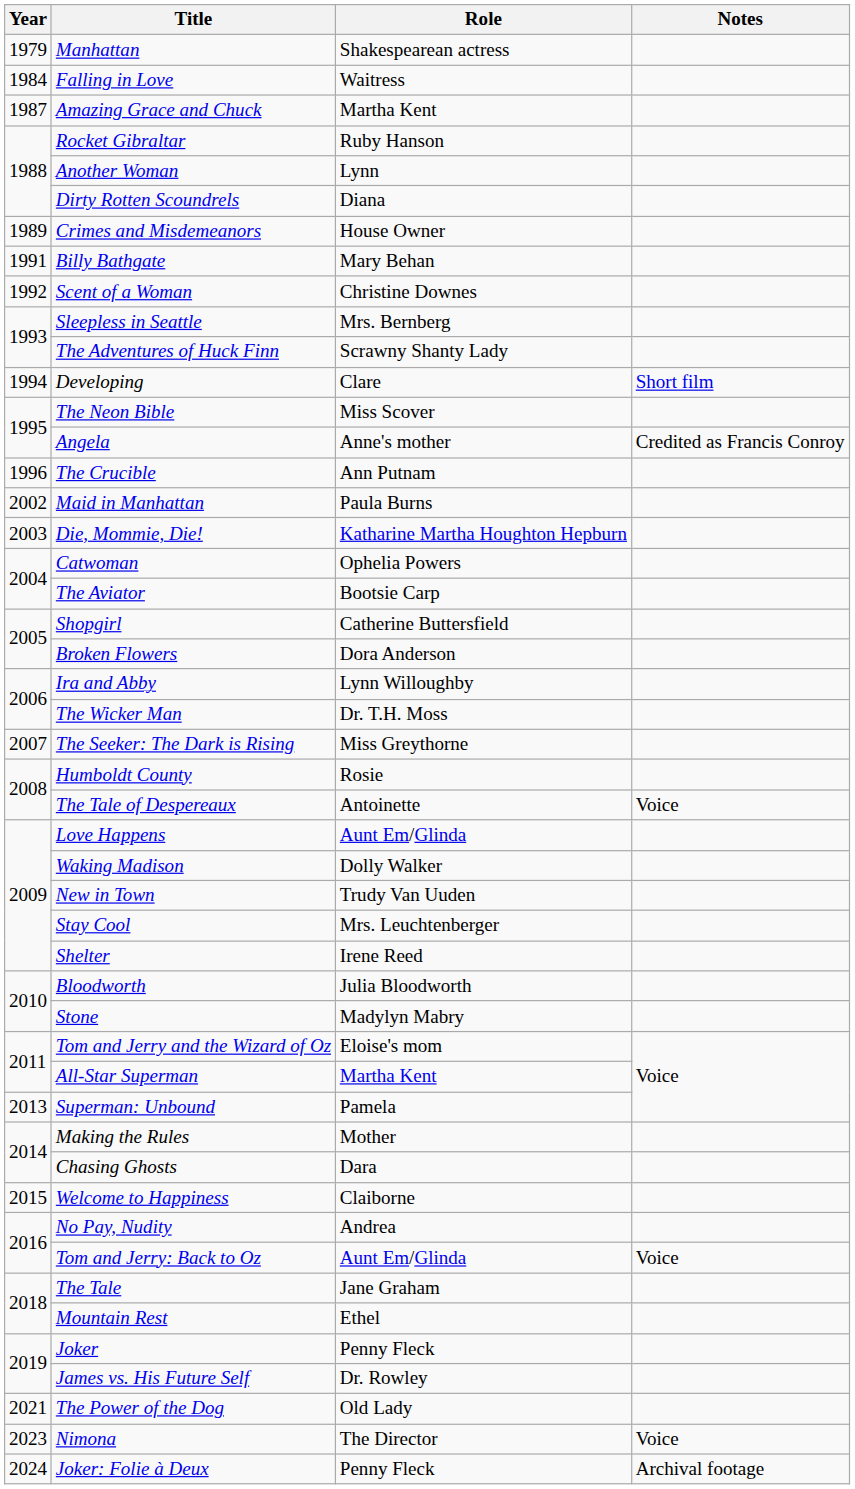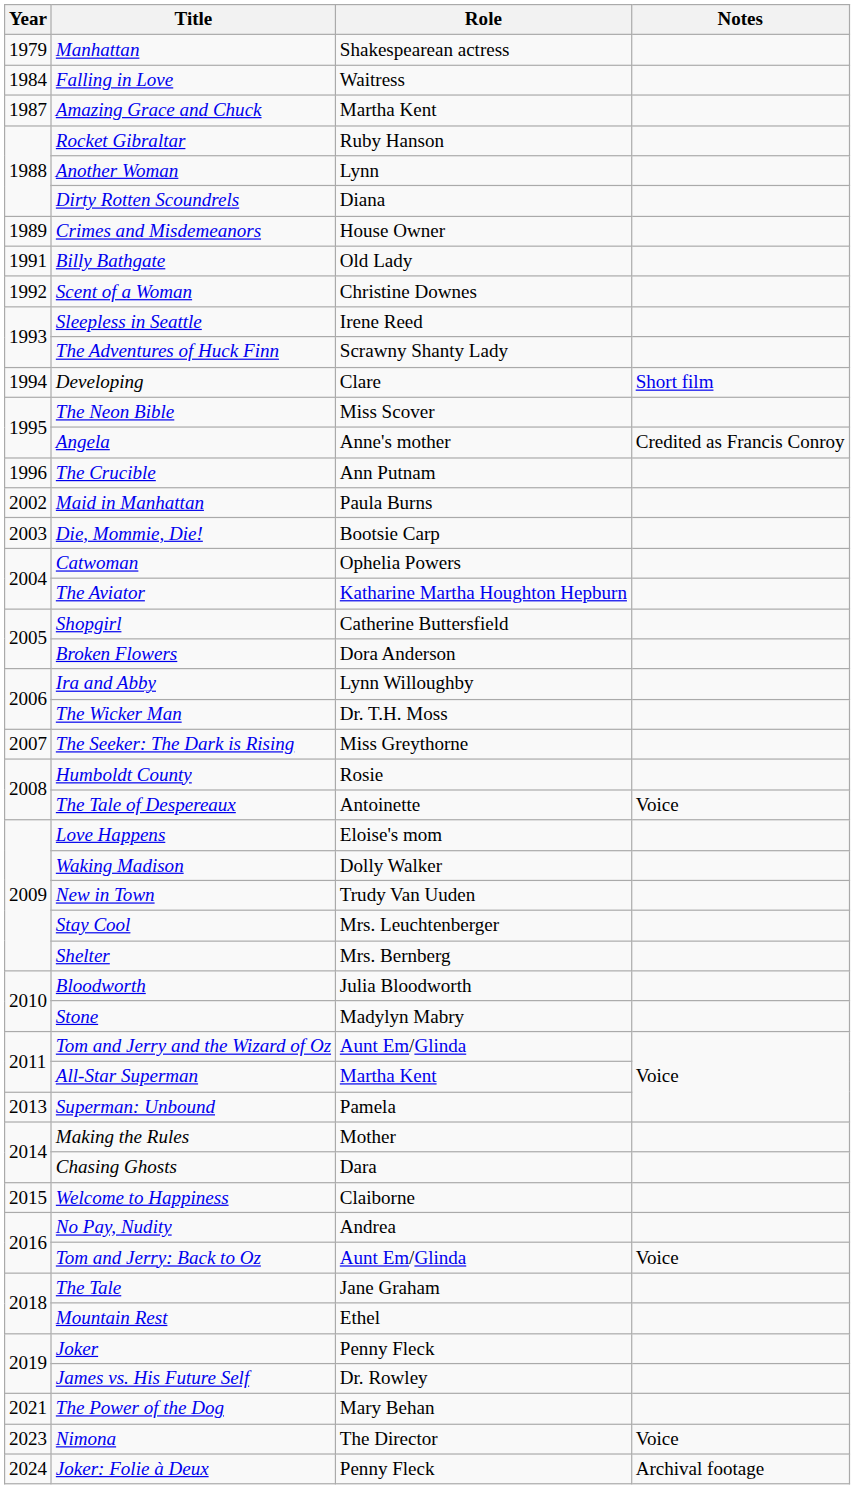(387, 261) Mary Behan -> (376, 261) Old Lady
(395, 321) Mrs. Bernberg -> (381, 321) Irene Reed
(483, 532) Katharine Martha Houghton Hepburn -> (390, 532) Bootsie Carp
(390, 593) Bootsie Carp -> (483, 593) Katharine Martha Houghton Hepburn
(403, 834) Aunt Em/Glinda -> (391, 834) Eloise's mom
(381, 955) Irene Reed -> (395, 955) Mrs. Bernberg
(391, 1046) Eloise's mom -> (403, 1046) Aunt Em/Glinda
(376, 1408) Old Lady -> (387, 1408) Mary Behan
